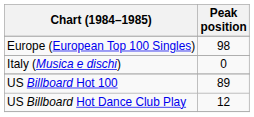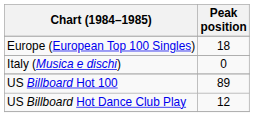(224, 45) 98 -> (224, 45) 18
